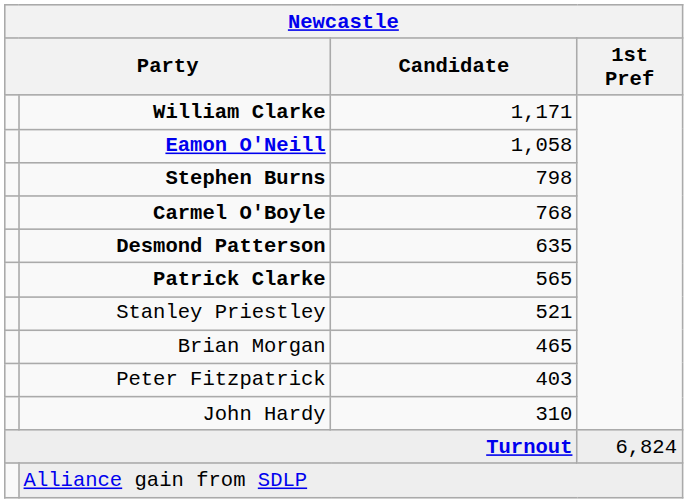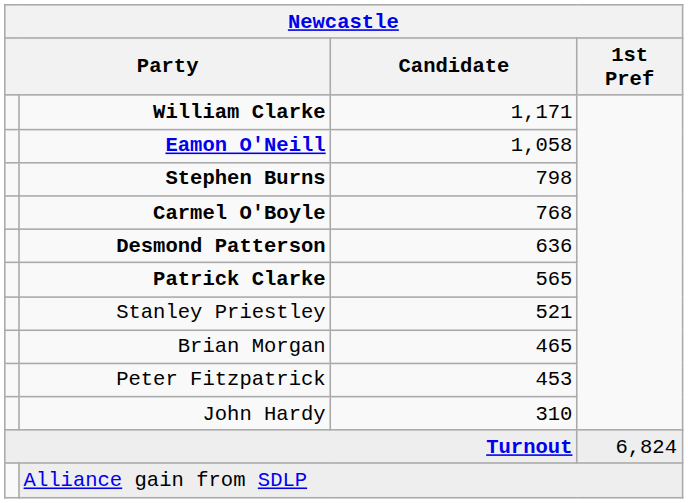(554, 246) 635 -> (554, 246) 636
(554, 380) 403 -> (554, 380) 453
